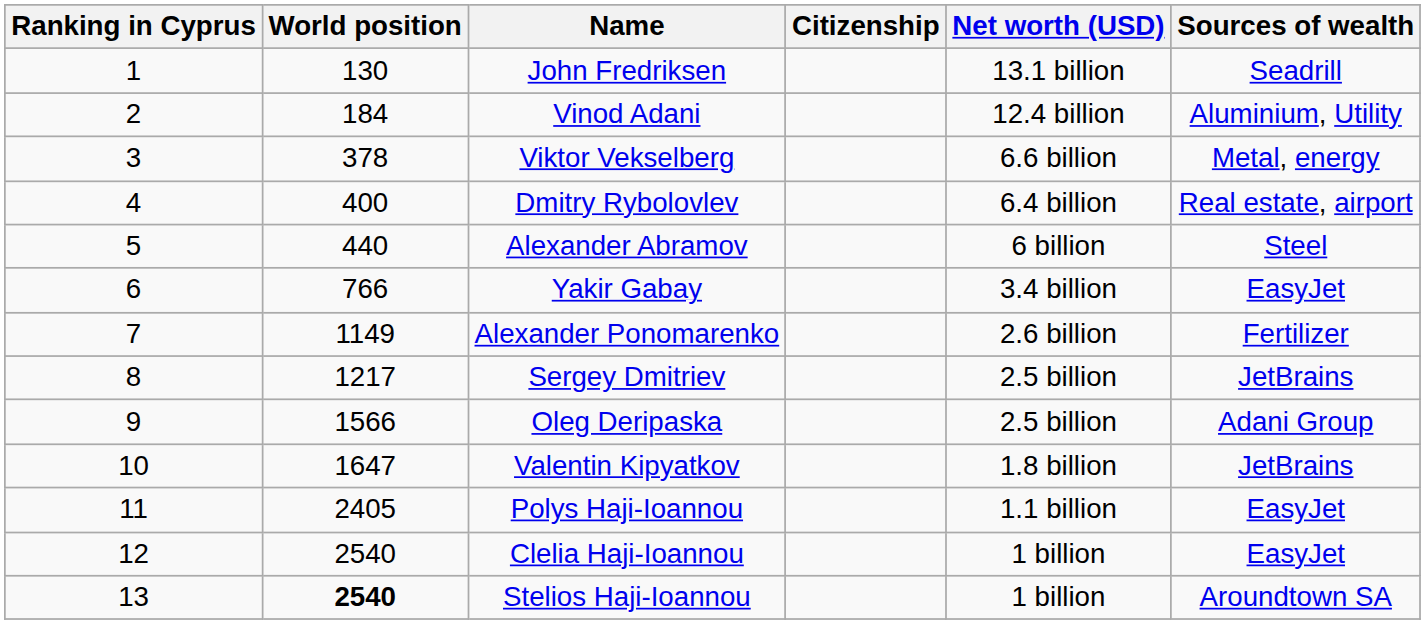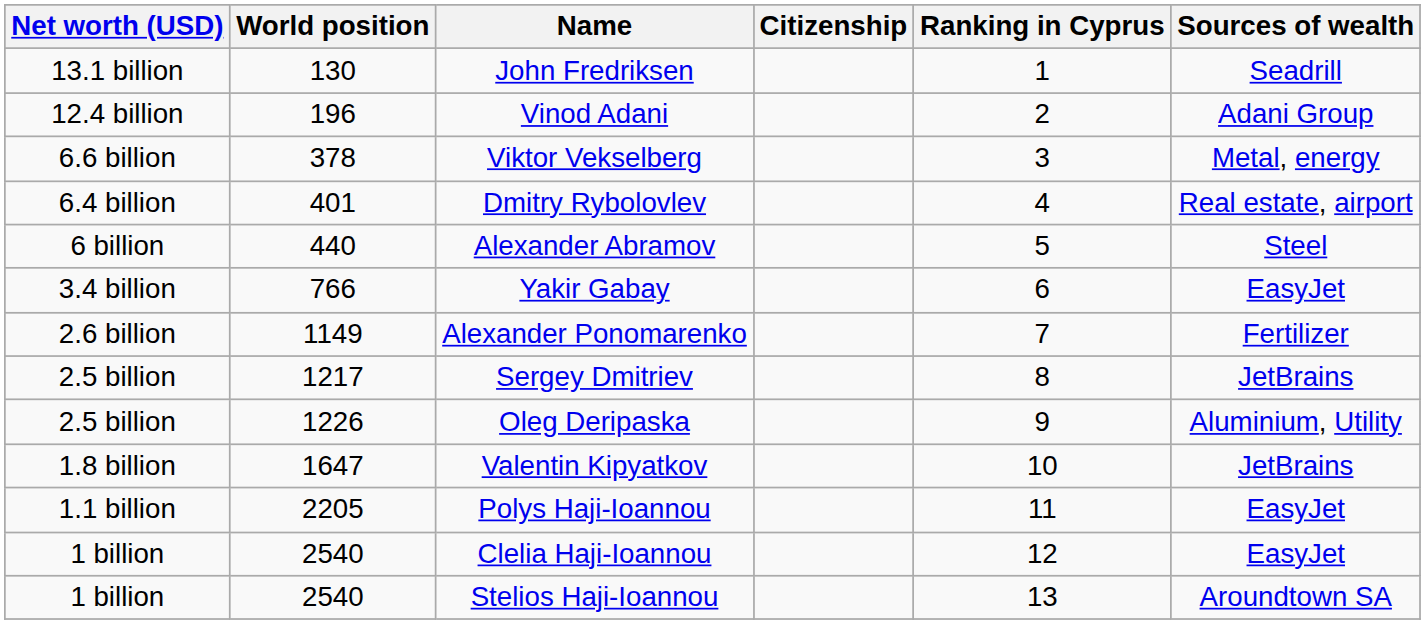columns swapped: (134, 26) <-> (1058, 26)
(365, 114) 184 -> (333, 114) 196
(1296, 114) Aluminium, Utility -> (1296, 114) Adani Group
(365, 202) 400 -> (333, 202) 401
(365, 421) 1566 -> (333, 421) 1226
(1296, 421) Adani Group -> (1296, 421) Aluminium, Utility
(365, 509) 2405 -> (333, 509) 2205
(365, 597) bold -> (333, 597) normal
